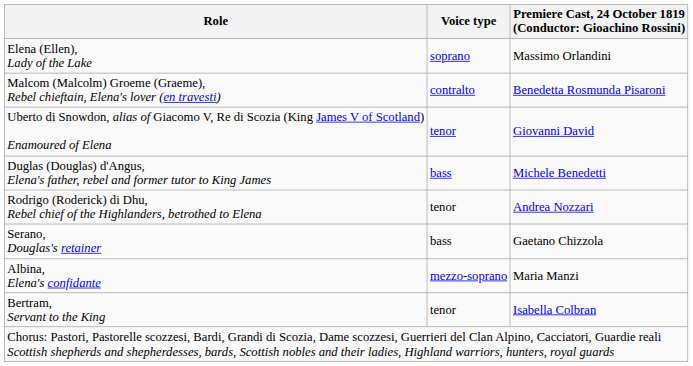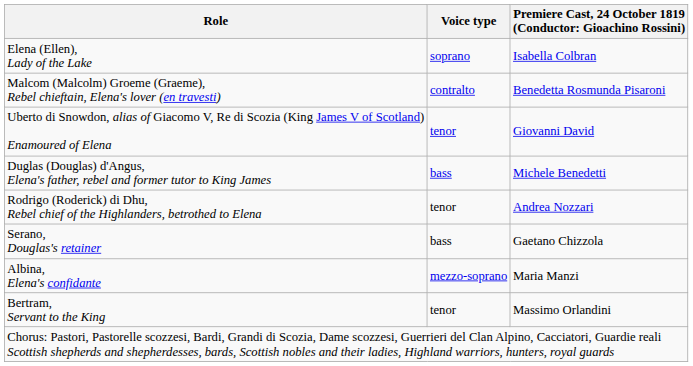(562, 55) Massimo Orlandini -> (555, 55) Isabella Colbran
(555, 309) Isabella Colbran -> (562, 309) Massimo Orlandini
